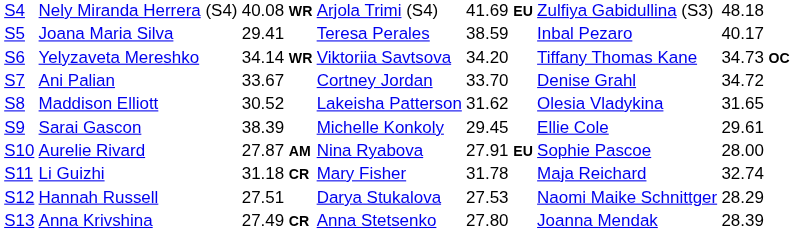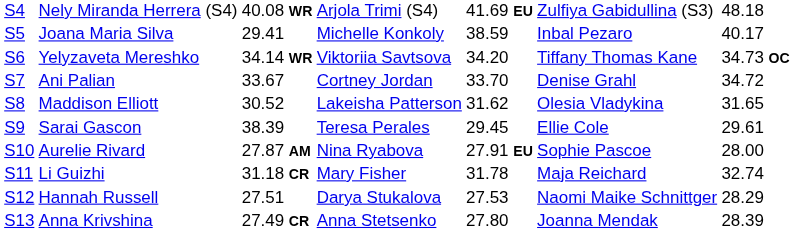(373, 34) Teresa Perales -> (380, 34) Michelle Konkoly
(380, 127) Michelle Konkoly -> (373, 127) Teresa Perales
